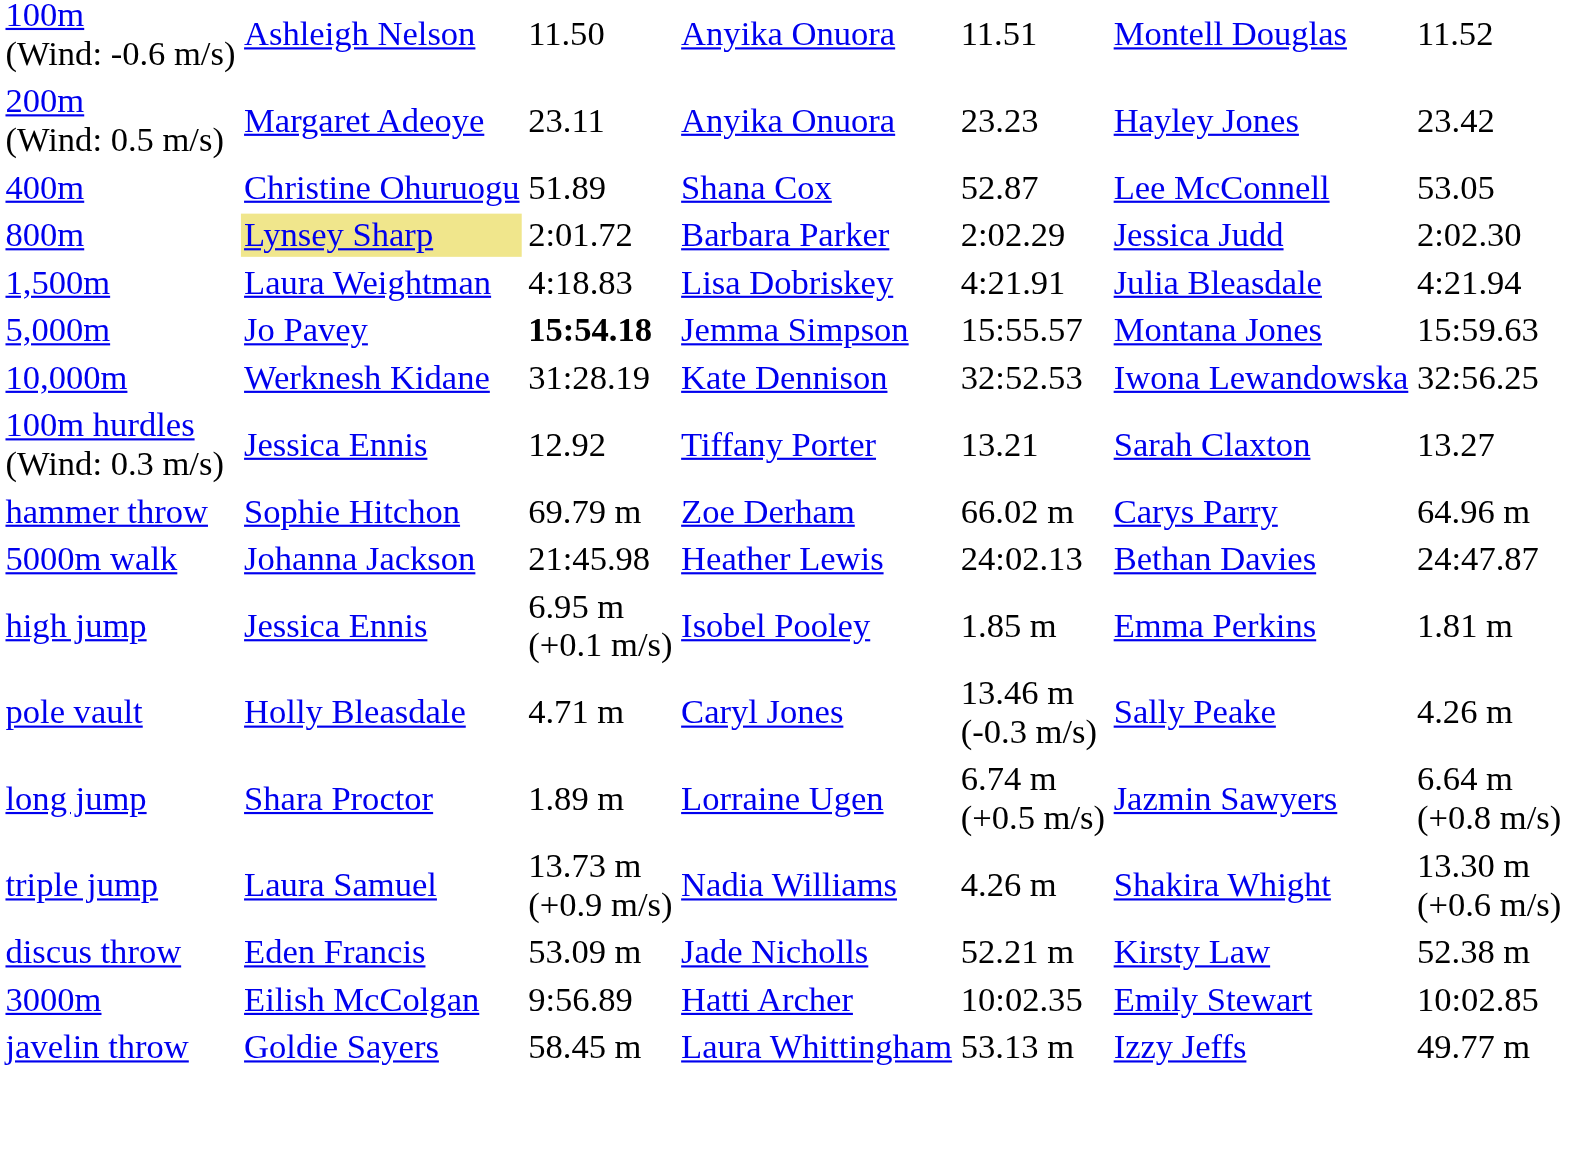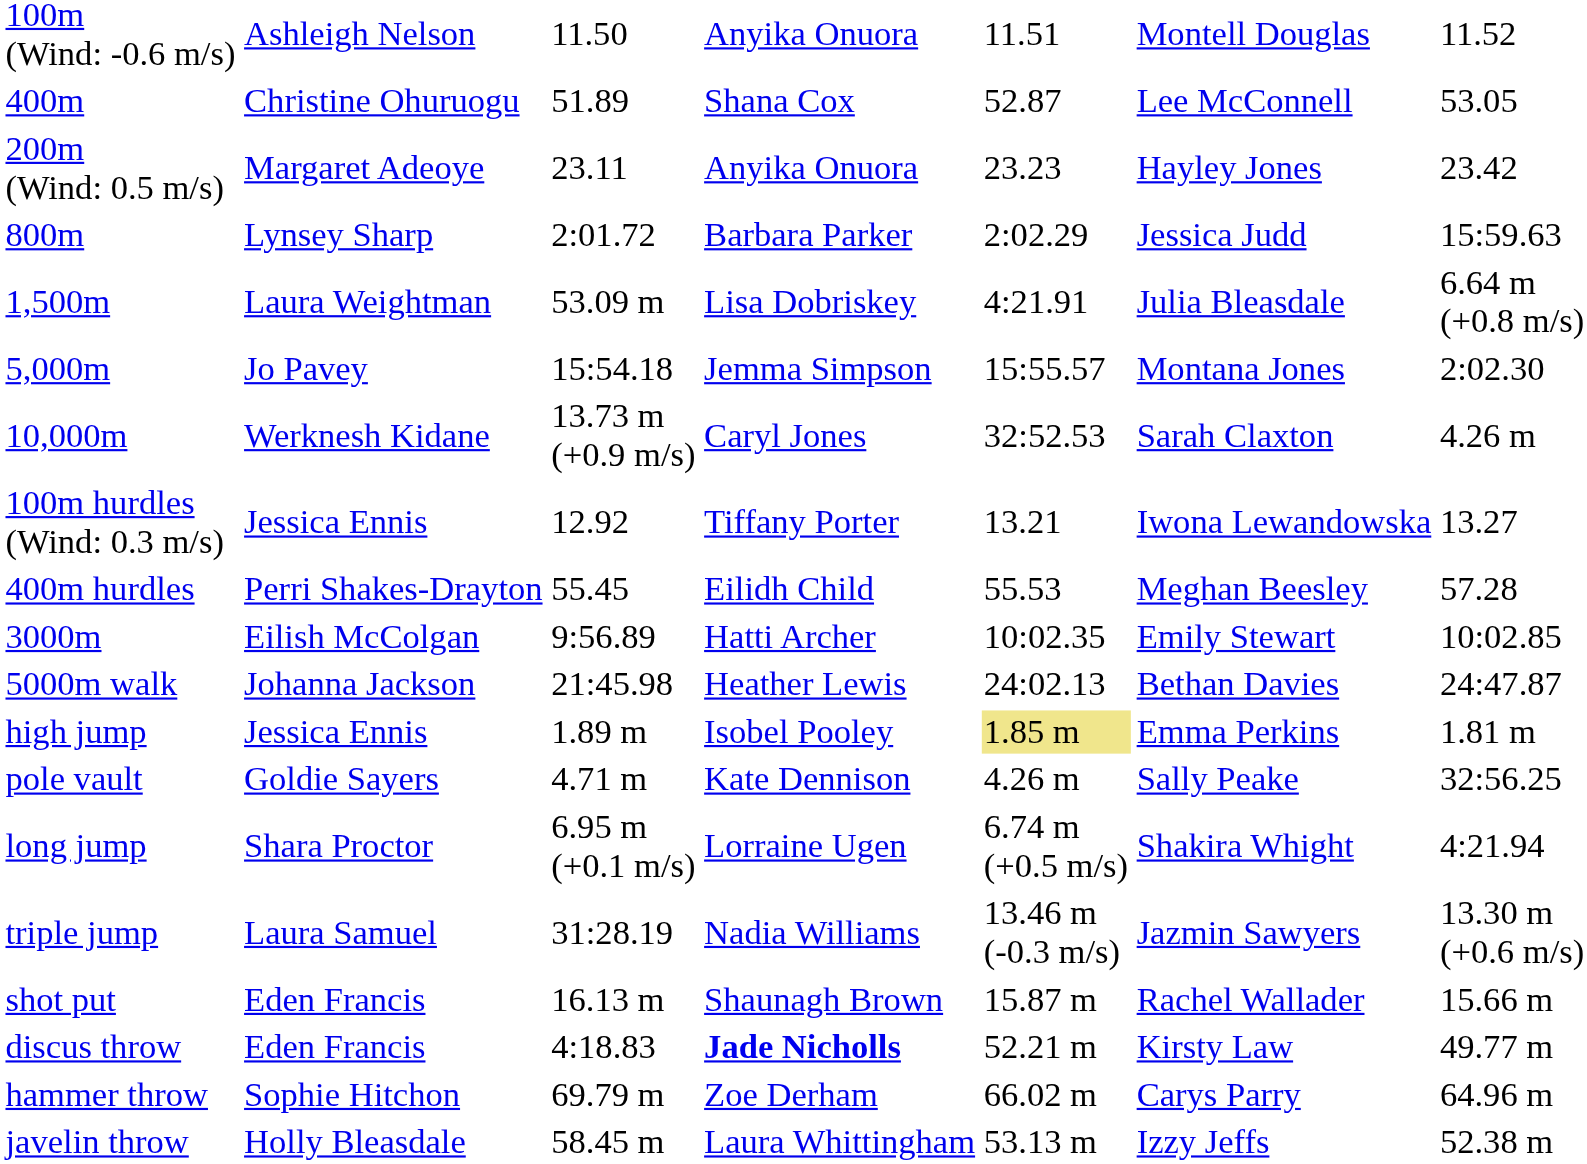rows swapped: (115, 120) <-> (45, 187)
(339, 234) khaki background -> (339, 234) no background
(1469, 234) 2:02.30 -> (1501, 234) 15:59.63
(581, 282) 4:18.83 -> (608, 301) 53.09 m
(1469, 282) 4:21.94 -> (1512, 301) 6.64 m (+0.8 m/s)
(590, 329) bold -> (612, 368) normal
(1478, 329) 15:59.63 -> (1492, 368) 2:02.30
(589, 377) 31:28.19 -> (623, 435) 13.73 m (+0.9 m/s)
(784, 377) Kate Dennison -> (785, 435) Caryl Jones
(1261, 377) Iwona Lewandowska -> (1235, 435) Sarah Claxton
(1478, 377) 32:56.25 -> (1488, 435) 4.26 m
(1212, 444) Sarah Claxton -> (1284, 521) Iwona Lewandowska
+ row: (100, 588)
rows swapped: (53, 999) <-> (107, 511)
(600, 625) 6.95 m (+0.1 m/s) -> (599, 731) 1.89 m
(1009, 625) no background -> (1032, 731) khaki background
(355, 712) Holly Bleasdale -> (341, 778) Goldie Sayers
(762, 712) Caryl Jones -> (807, 778) Kate Dennison
(1029, 712) 13.46 m (-0.3 m/s) -> (1032, 778) 4.26 m
(1465, 712) 4.26 m -> (1501, 778) 32:56.25
(576, 798) 1.89 m -> (623, 845) 6.95 m (+0.1 m/s)
(1225, 798) Jazmin Sawyers -> (1245, 845) Shakira Whight
(1489, 798) 6.64 m (+0.8 m/s) -> (1492, 845) 4:21.94
(600, 884) 13.73 m (+0.9 m/s) -> (612, 932) 31:28.19
(1009, 884) 4.26 m -> (1052, 932) 13.46 m (-0.3 m/s)
(1222, 884) Shakira Whight -> (1248, 932) Jazmin Sawyers
+ row: (61, 999)
(585, 951) 53.09 m -> (604, 1046) 4:18.83
(775, 951) normal -> (803, 1046) bold
(1474, 951) 52.38 m -> (1497, 1046) 49.77 m
(341, 1046) Goldie Sayers -> (355, 1141) Holly Bleasdale
(1474, 1046) 49.77 m -> (1497, 1141) 52.38 m
